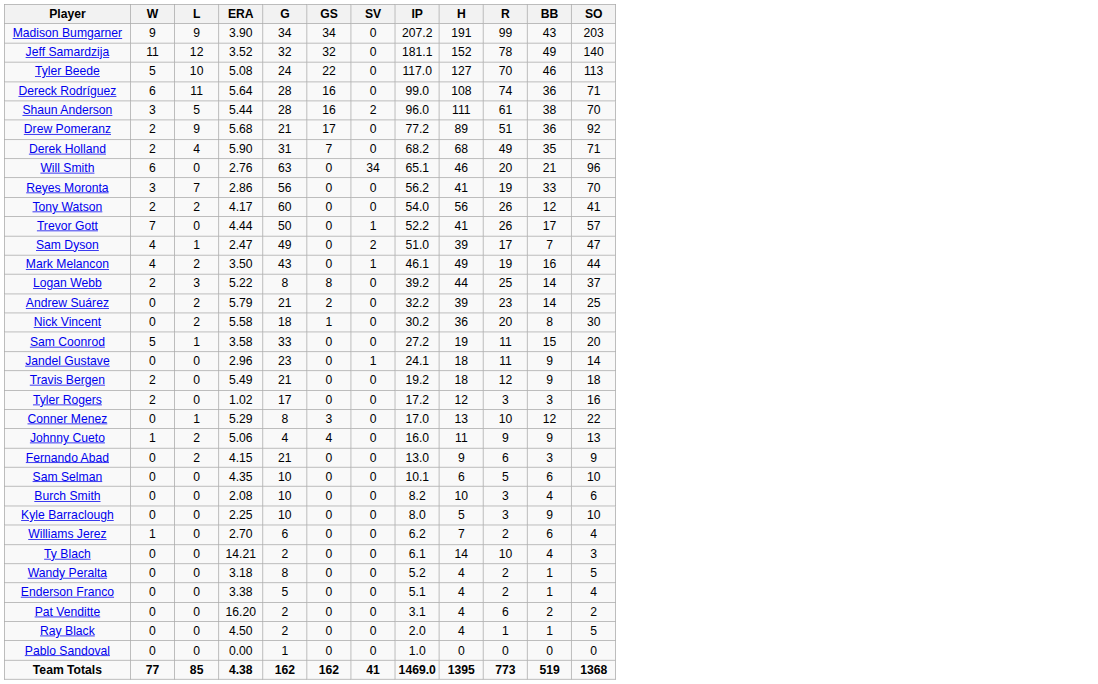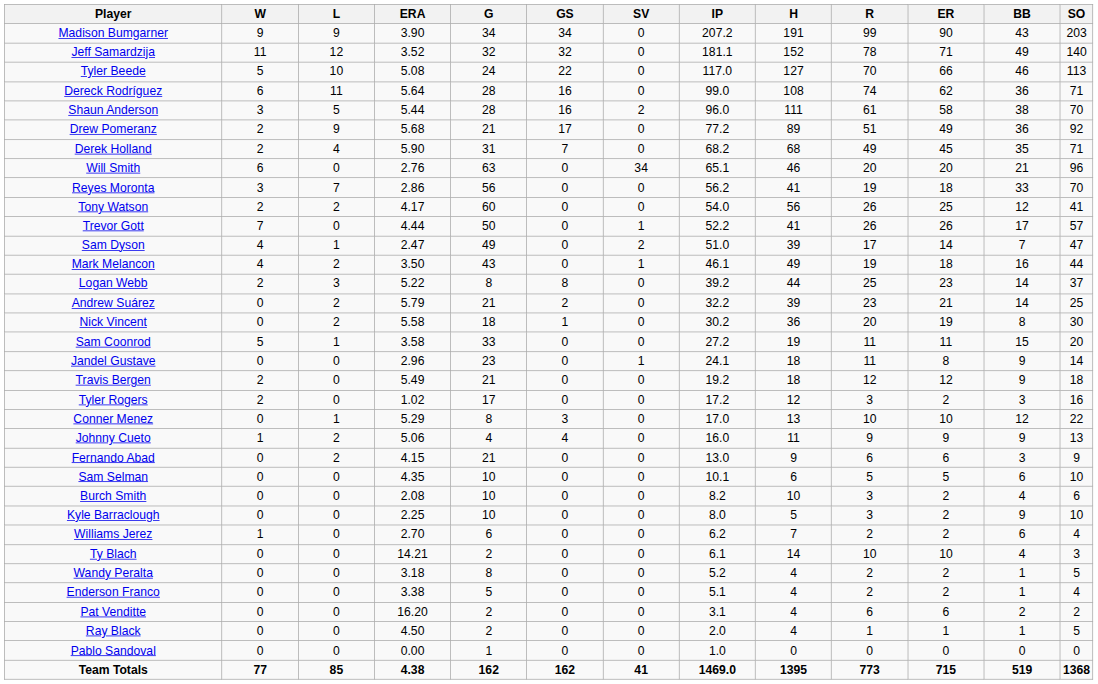+ column: (946, 14)
